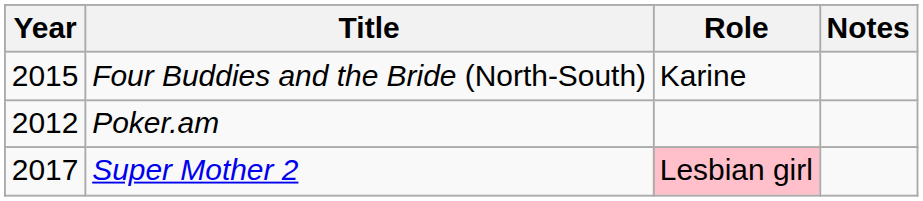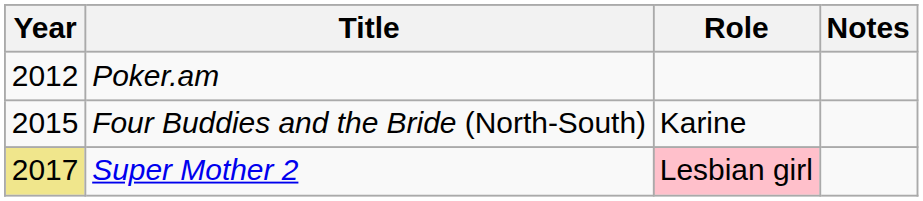rows swapped: (156, 123) <-> (369, 75)
(45, 170) no background -> (45, 170) khaki background
